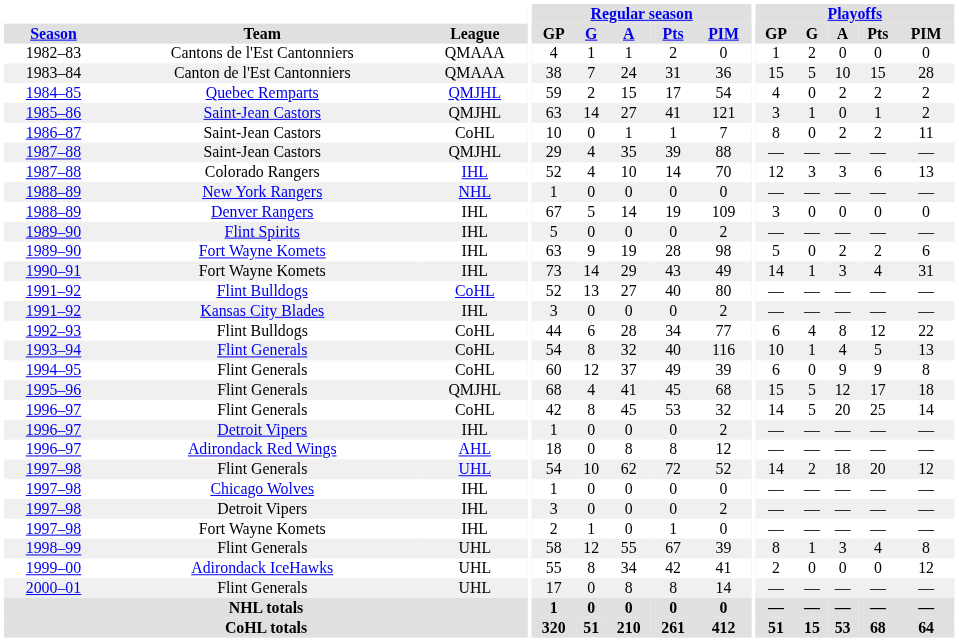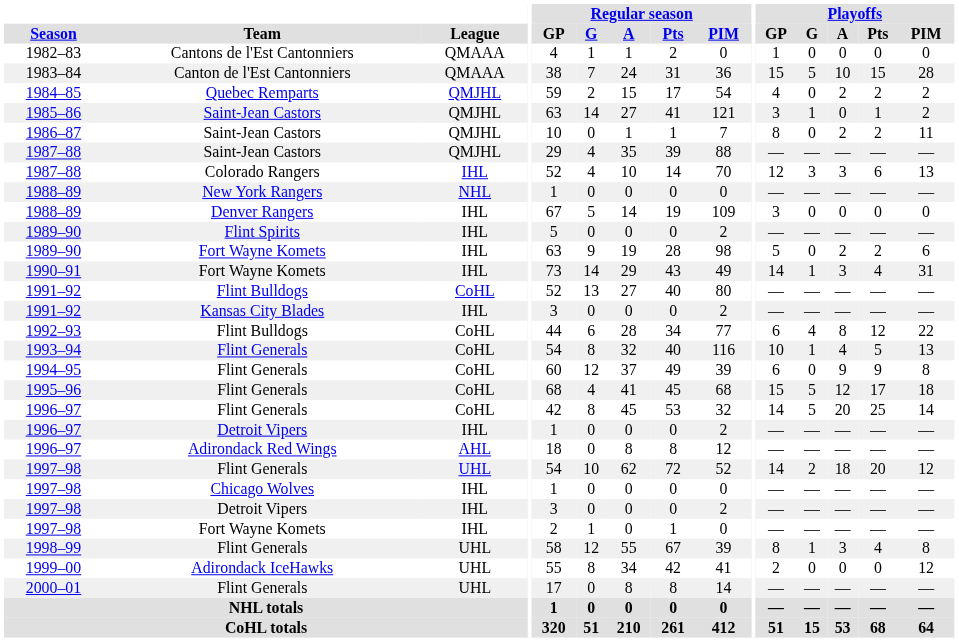(812, 53) 2 -> (812, 53) 0
(475, 132) CoHL -> (475, 132) QMJHL
(475, 390) QMJHL -> (475, 390) CoHL
